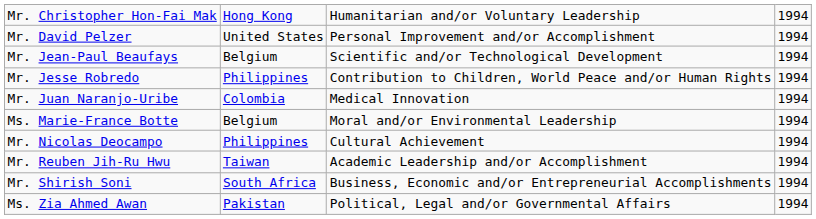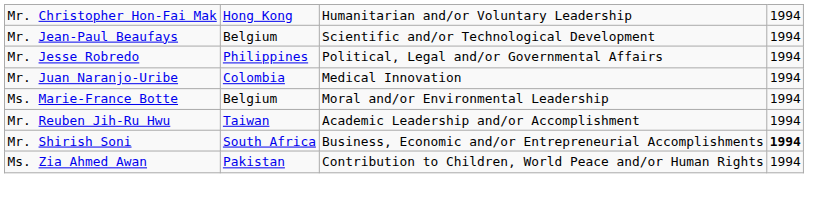- row: (70, 36)
(551, 78) Contribution to Children, World Peace and/or Human Rights -> (492, 57) Political, Legal and/or Governmental Affairs
- row: (85, 141)
(793, 183) normal -> (785, 141) bold
(500, 204) Political, Legal and/or Governmental Affairs -> (543, 162) Contribution to Children, World Peace and/or Human Rights
